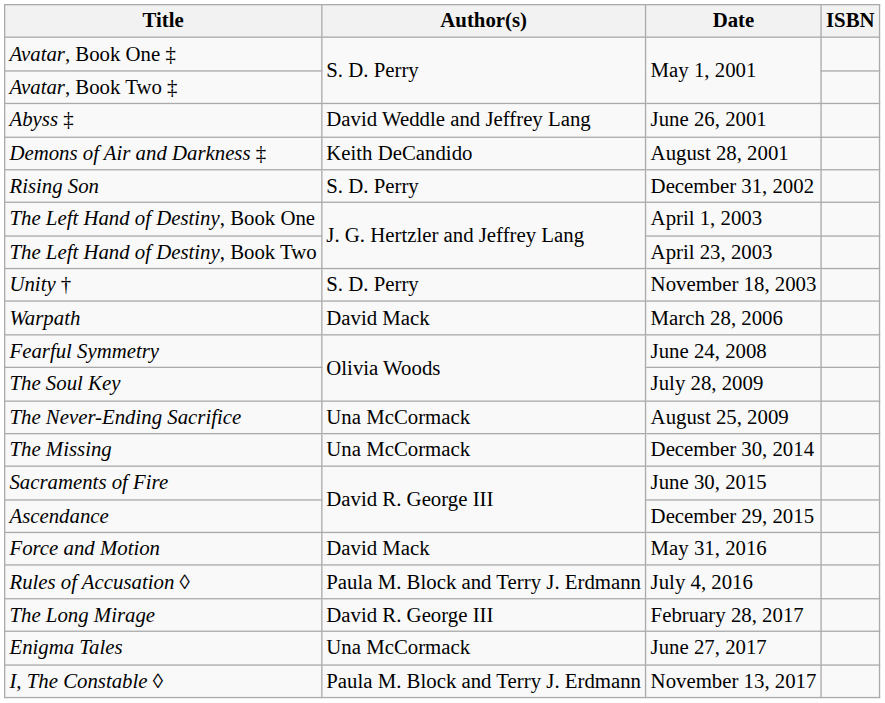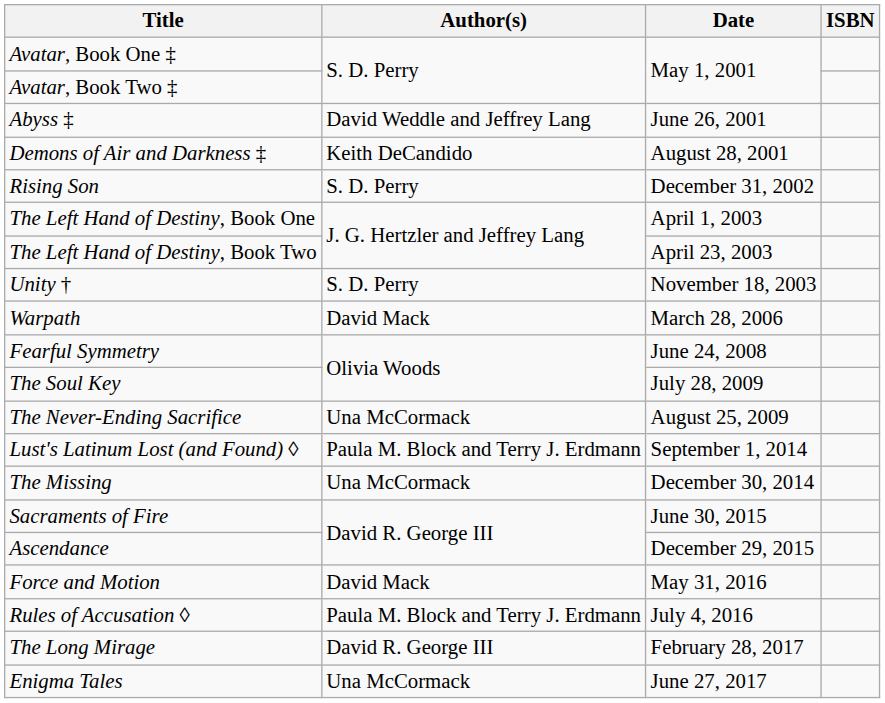+ row: (154, 449)
- row: (86, 680)
